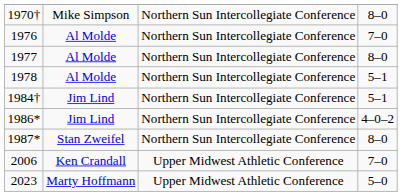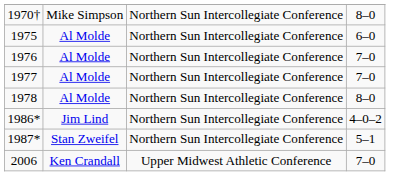+ row: (24, 35)
(378, 56) 8–0 -> (366, 77) 7–0
(378, 77) 5–1 -> (366, 98) 8–0
- row: (24, 98)
(378, 139) 8–0 -> (366, 139) 5–1
- row: (24, 181)
